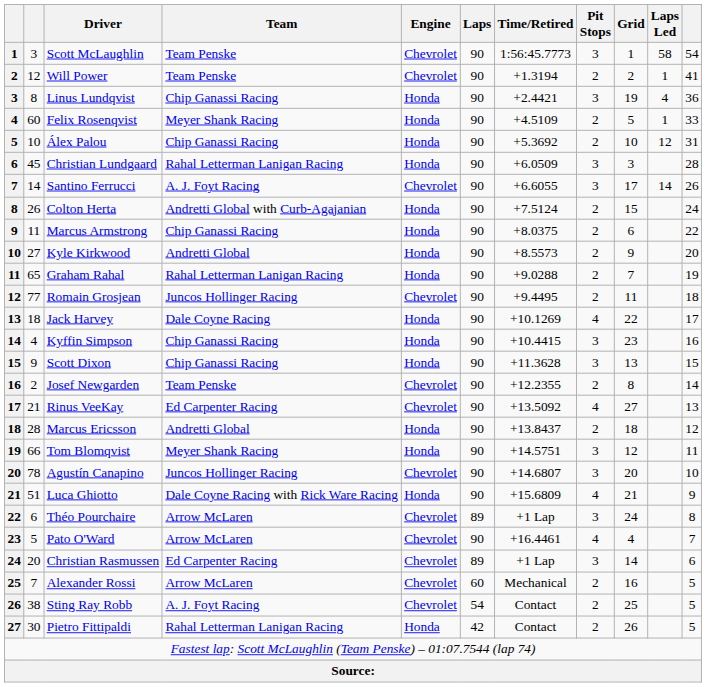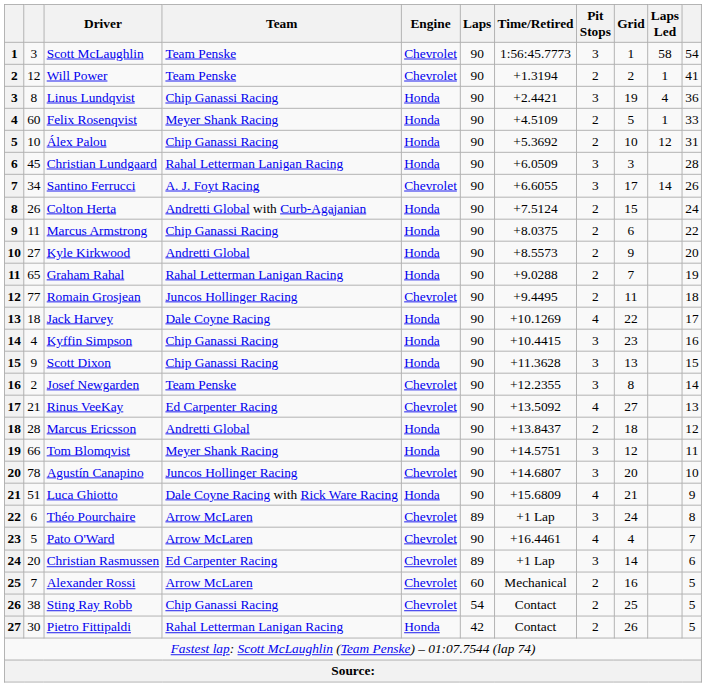(34, 185) 14 -> (34, 185) 34
(595, 384) 2 -> (595, 384) 3
(212, 604) A. J. Foyt Racing -> (222, 604) Chip Ganassi Racing
